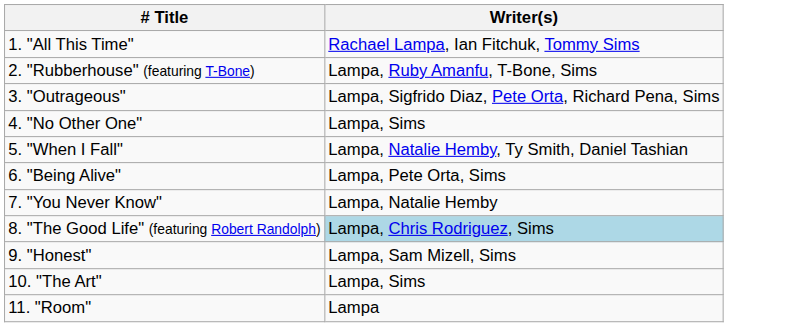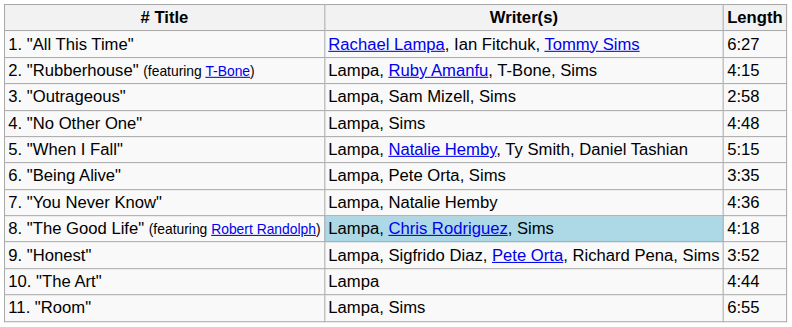+ column: (755, 17)
(524, 96) Lampa, Sigfrido Diaz, Pete Orta, Richard Pena, Sims -> (422, 96) Lampa, Sam Mizell, Sims
(422, 255) Lampa, Sam Mizell, Sims -> (524, 255) Lampa, Sigfrido Diaz, Pete Orta, Richard Pena, Sims
(377, 281) Lampa, Sims -> (354, 281) Lampa
(354, 307) Lampa -> (377, 307) Lampa, Sims
